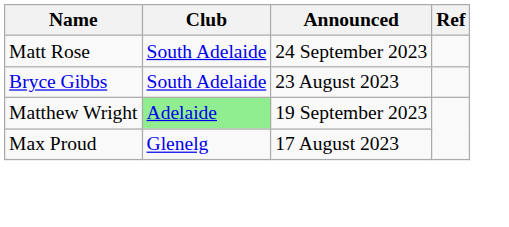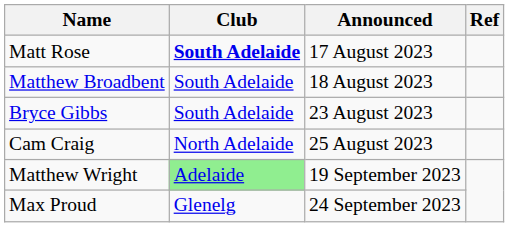(206, 50) normal -> (237, 50) bold
(351, 50) 24 September 2023 -> (371, 50) 17 August 2023
+ row: (87, 81)
+ row: (52, 143)
(337, 143) 17 August 2023 -> (385, 205) 24 September 2023
